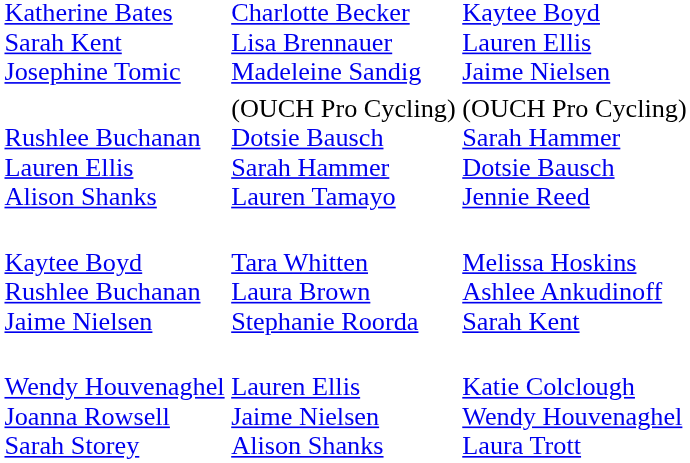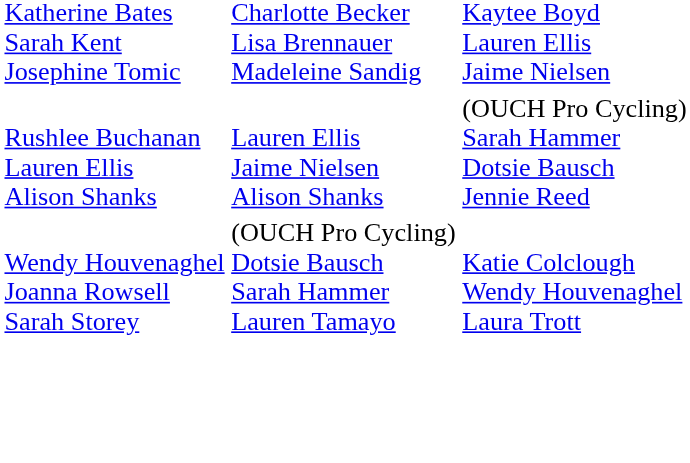(343, 152) (OUCH Pro Cycling) Dotsie Bausch Sarah Hammer Lauren Tamayo -> (307, 167) Lauren Ellis Jaime Nielsen Alison Shanks
- row: (102, 291)
(307, 416) Lauren Ellis Jaime Nielsen Alison Shanks -> (343, 276) (OUCH Pro Cycling) Dotsie Bausch Sarah Hammer Lauren Tamayo
